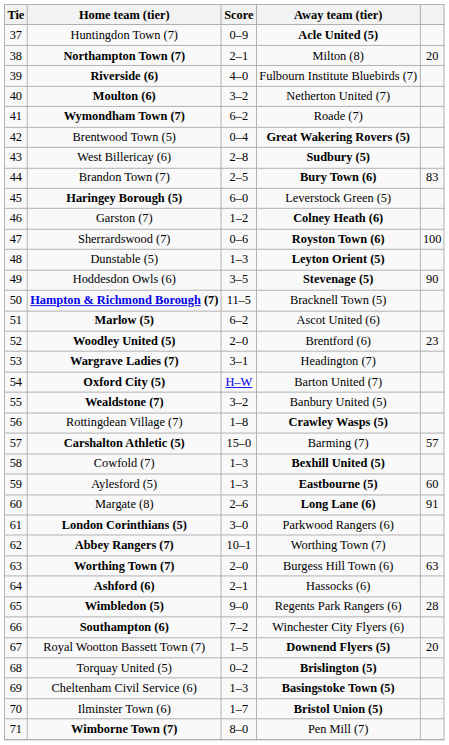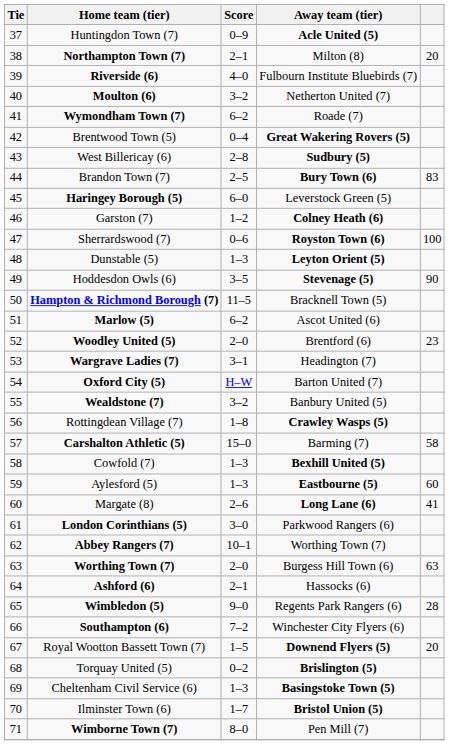(432, 443) 57 -> (432, 443) 58
(432, 504) 91 -> (432, 504) 41
